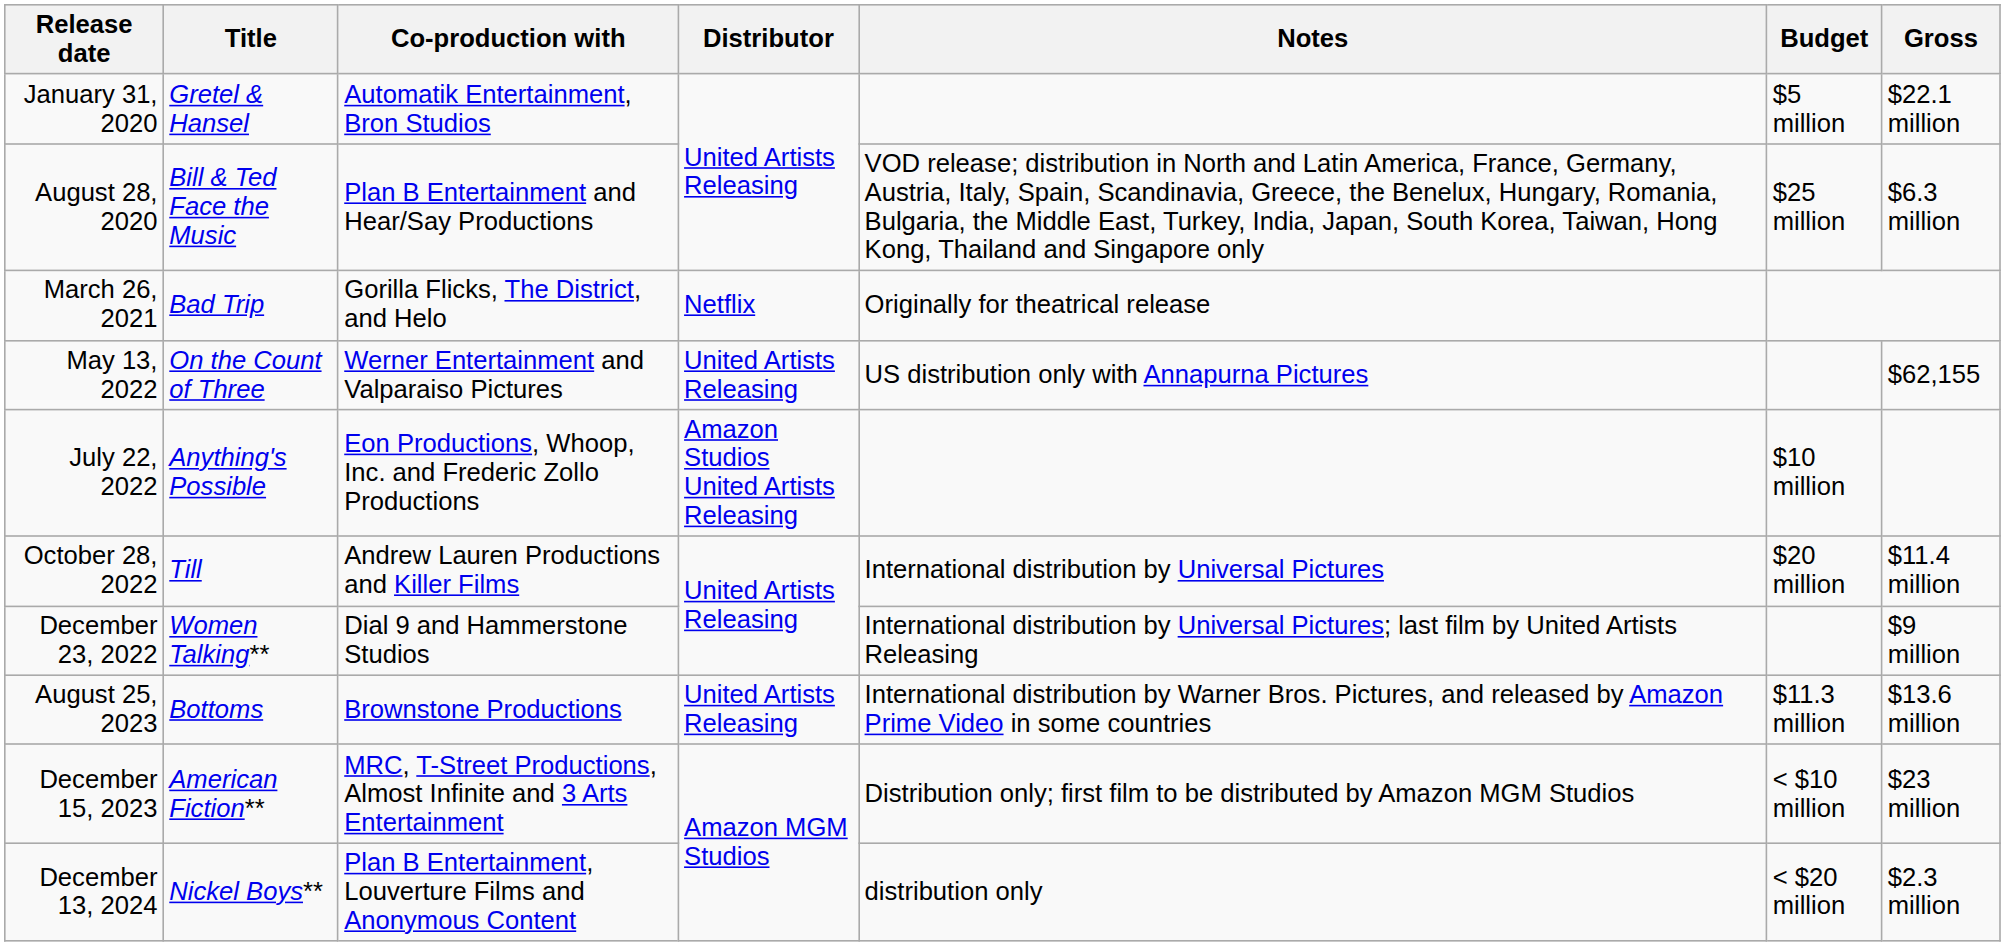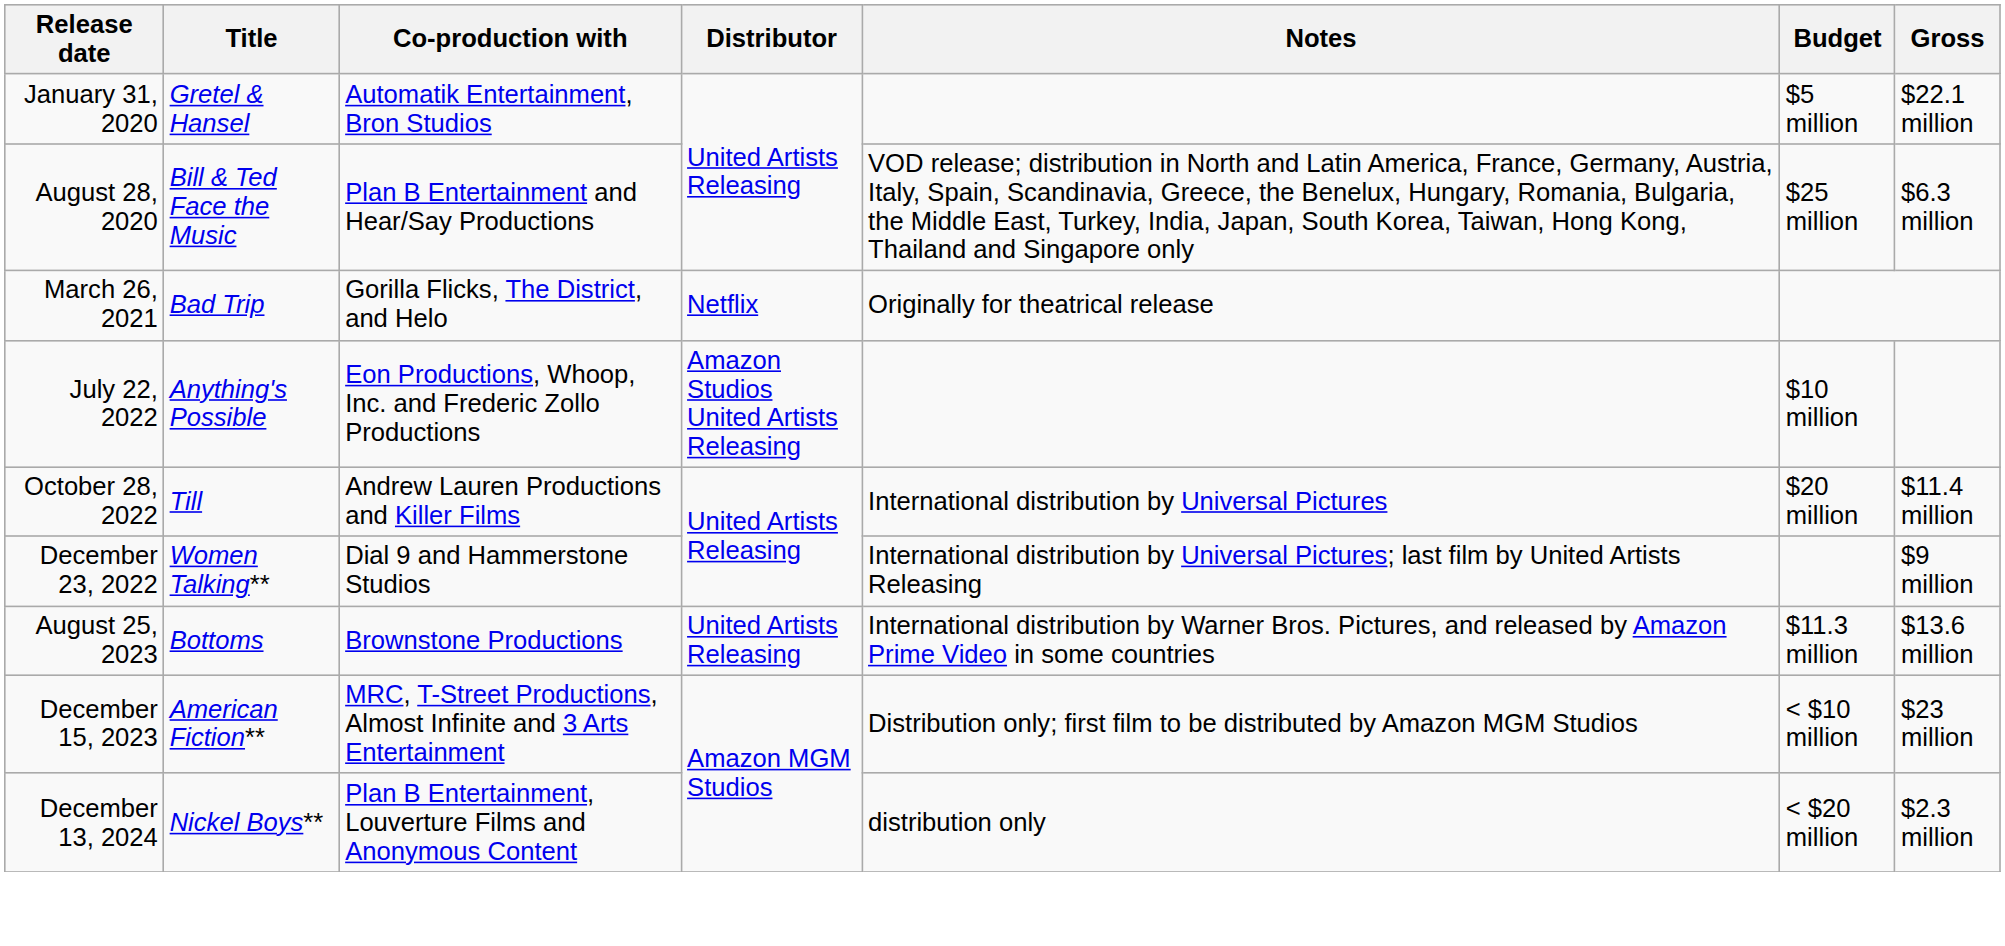- row: (112, 374)
